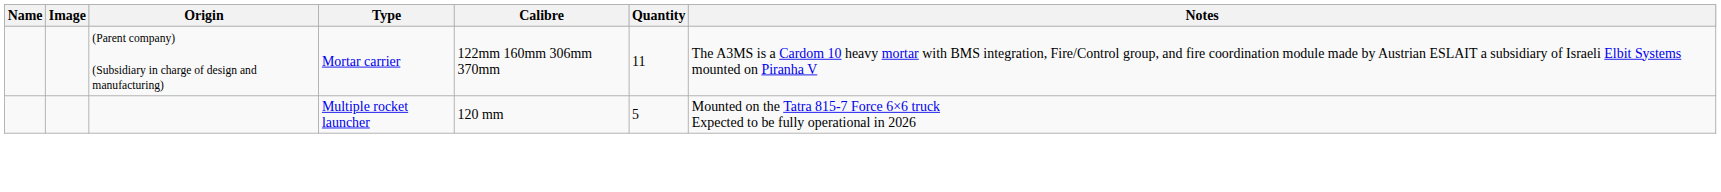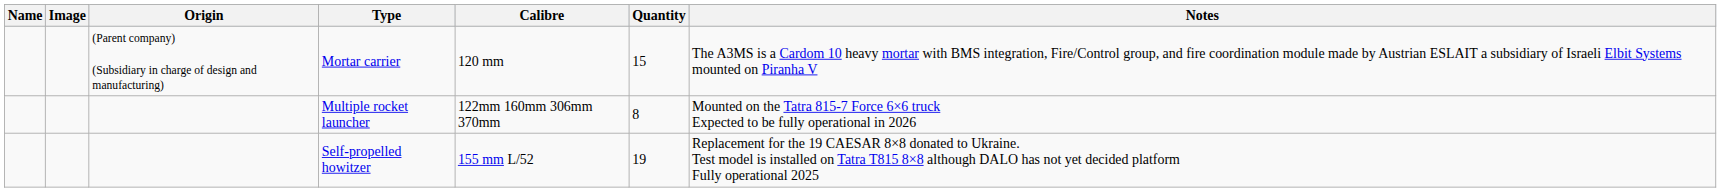(525, 61) 122mm 160mm 306mm 370mm -> (481, 61) 120 mm
(639, 61) 11 -> (639, 61) 15
(481, 114) 120 mm -> (525, 114) 122mm 160mm 306mm 370mm
(636, 114) 5 -> (636, 114) 8
+ row: (362, 160)
